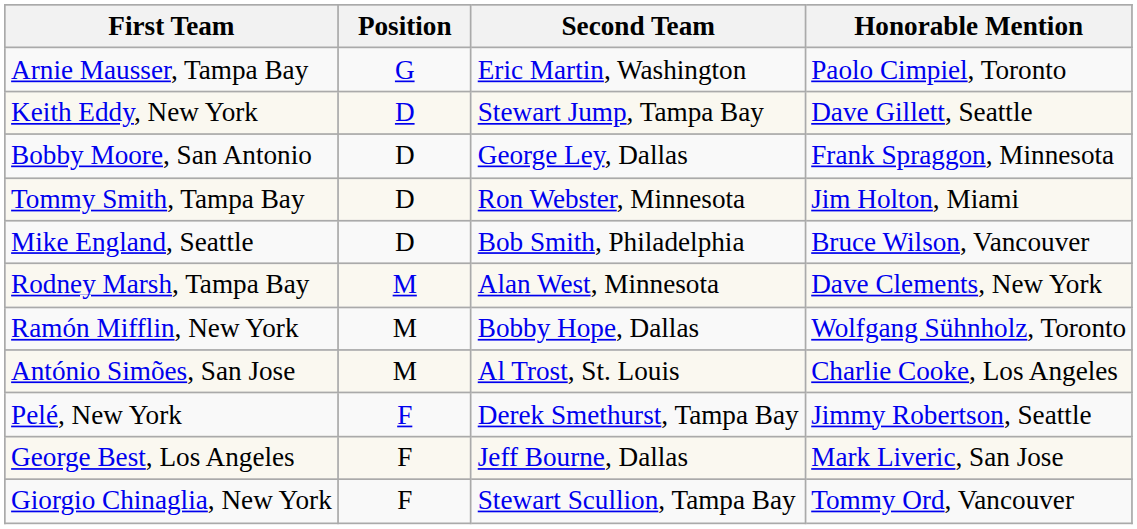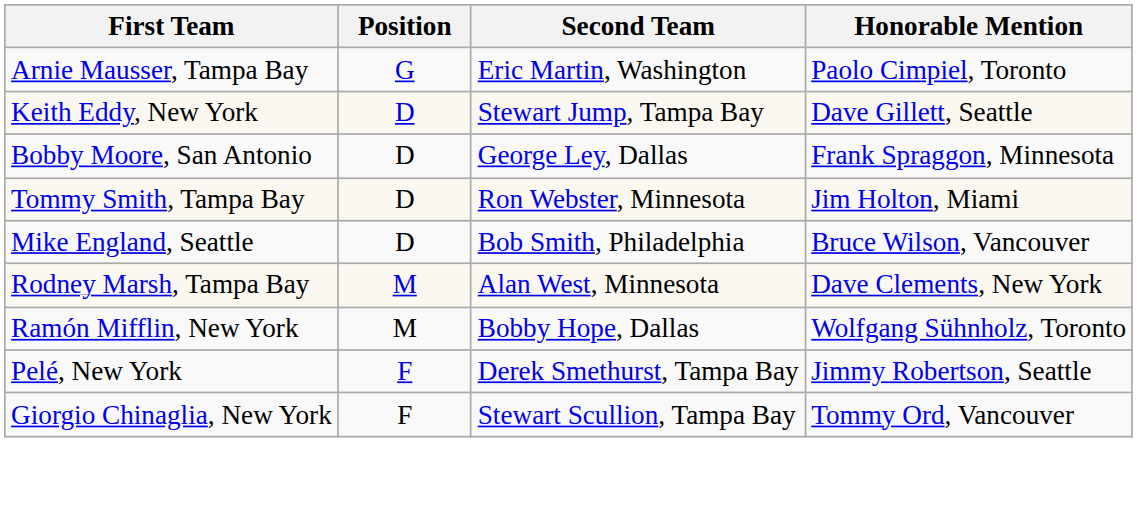- row: (153, 371)
- row: (153, 457)
